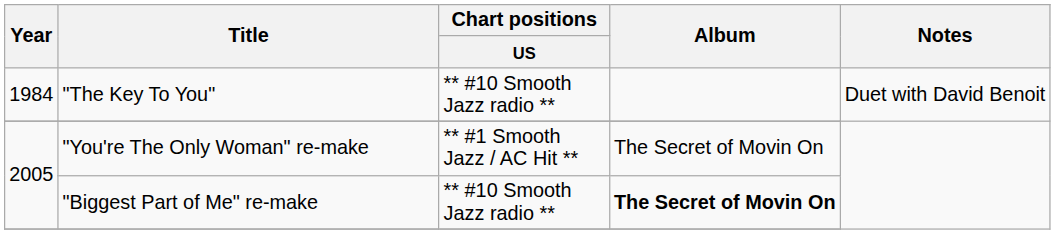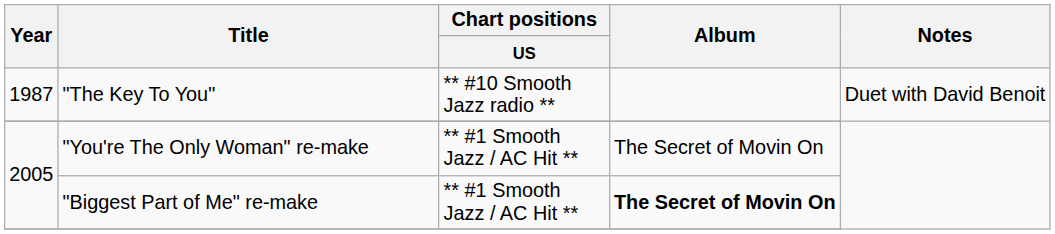(31, 94) 1984 -> (31, 94) 1987
(508, 201) ** #10 Smooth Jazz radio ** -> (511, 201) ** #1 Smooth Jazz / AC Hit **
